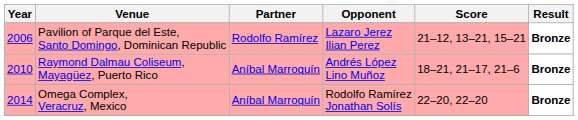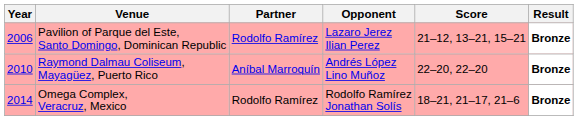(468, 69) 18–21, 21–17, 21–6 -> (452, 69) 22–20, 22–20
(276, 100) Aníbal Marroquín -> (275, 100) Rodolfo Ramírez
(452, 100) 22–20, 22–20 -> (468, 100) 18–21, 21–17, 21–6
